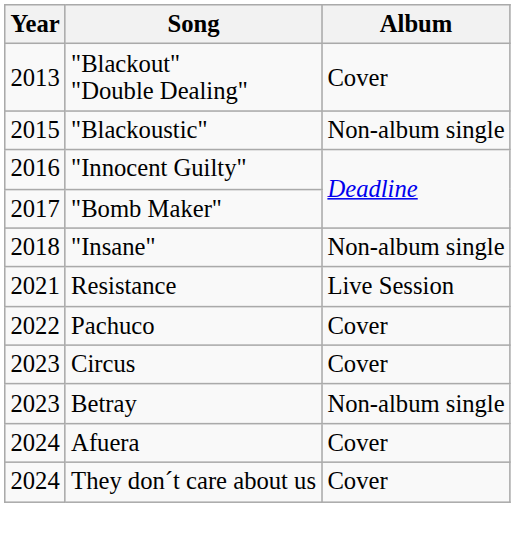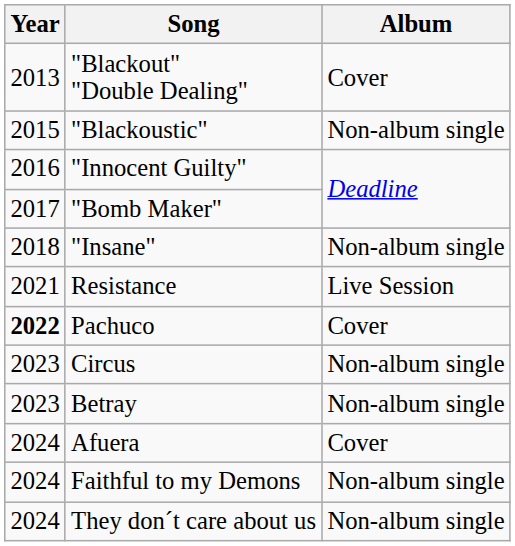(35, 325) normal -> (35, 325) bold
(358, 364) Cover -> (416, 364) Non-album single
+ row: (186, 481)
(358, 481) Cover -> (416, 520) Non-album single
